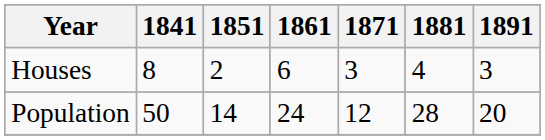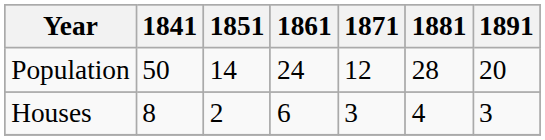rows swapped: (70, 112) <-> (51, 69)
